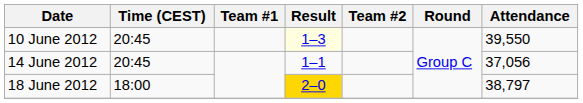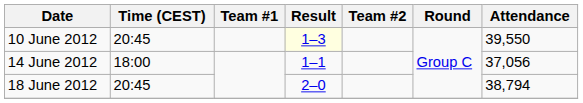(132, 62) 20:45 -> (132, 62) 18:00
(132, 86) 18:00 -> (132, 86) 20:45
(313, 86) gold background -> (313, 86) no background
(508, 86) 38,797 -> (508, 86) 38,794
